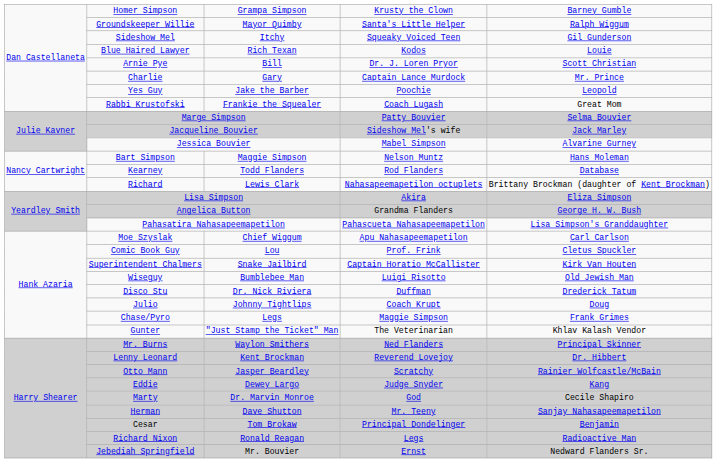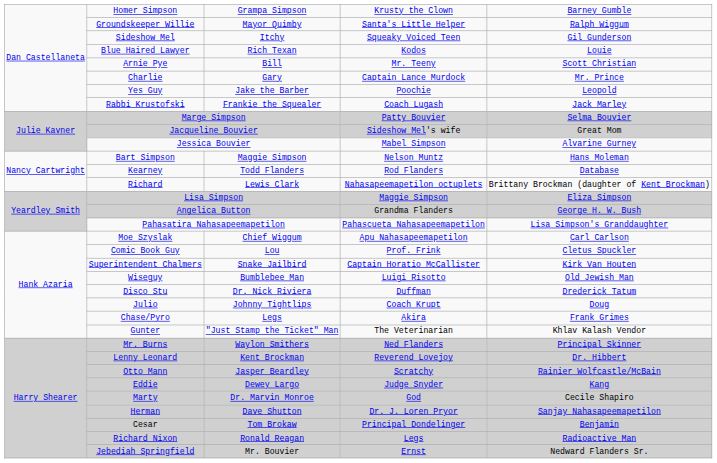(414, 64) Dr. J. Loren Pryor -> (414, 64) Mr. Teeny
(599, 104) Great Mom -> (599, 104) Jack Marley
(599, 131) Jack Marley -> (599, 131) Great Mom
(414, 198) Akira -> (414, 198) Maggie Simpson
(414, 318) Maggie Simpson -> (414, 318) Akira
(414, 411) Mr. Teeny -> (414, 411) Dr. J. Loren Pryor
